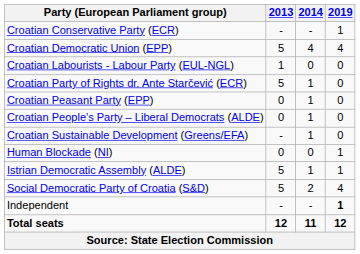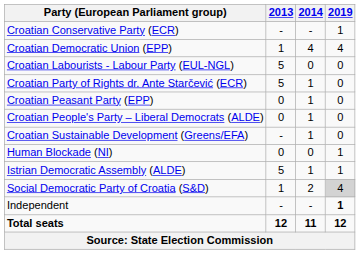(281, 48) 5 -> (281, 48) 1
(281, 65) 1 -> (281, 65) 5
(281, 188) 5 -> (281, 188) 1
(340, 188) no background -> (340, 188) lightgrey background
